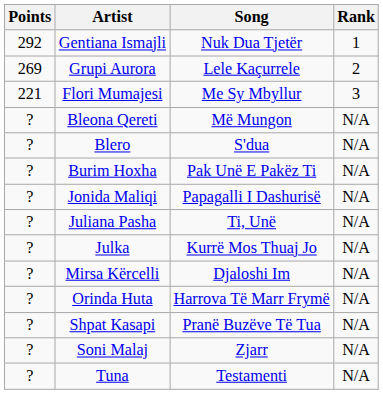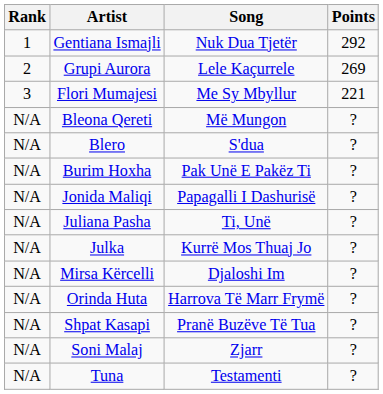columns swapped: (356, 17) <-> (30, 17)
